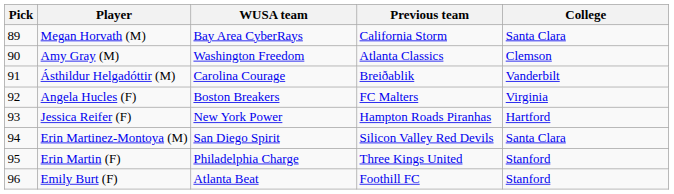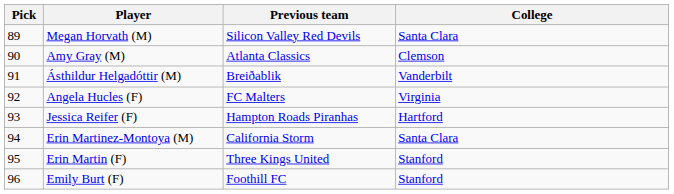- column: (274, 14)
(403, 35) California Storm -> (293, 35) Silicon Valley Red Devils
(427, 138) Silicon Valley Red Devils -> (270, 138) California Storm
